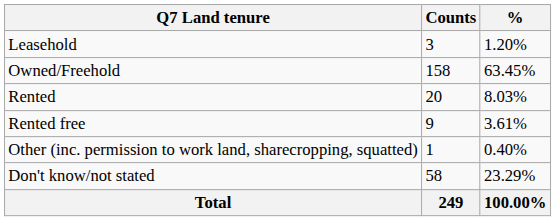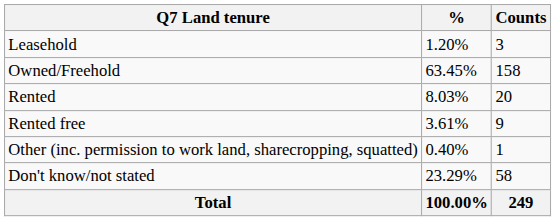columns swapped: (451, 17) <-> (515, 17)
